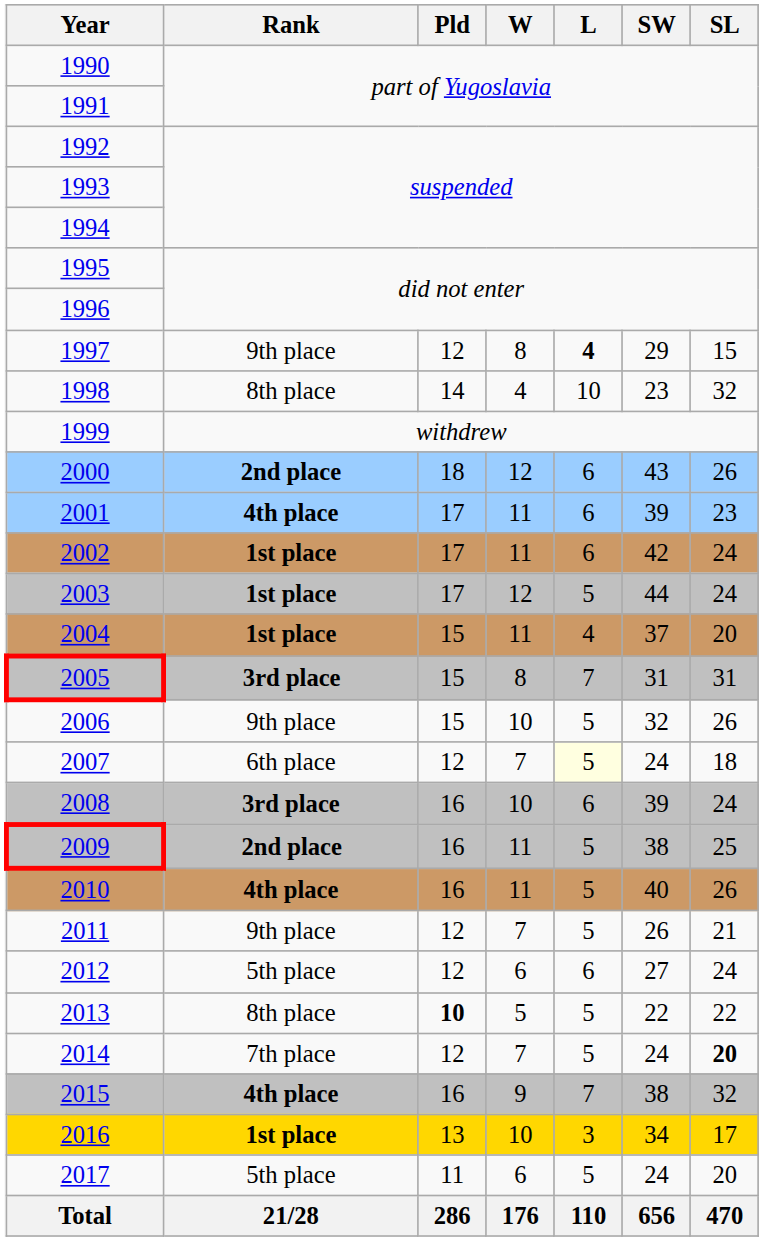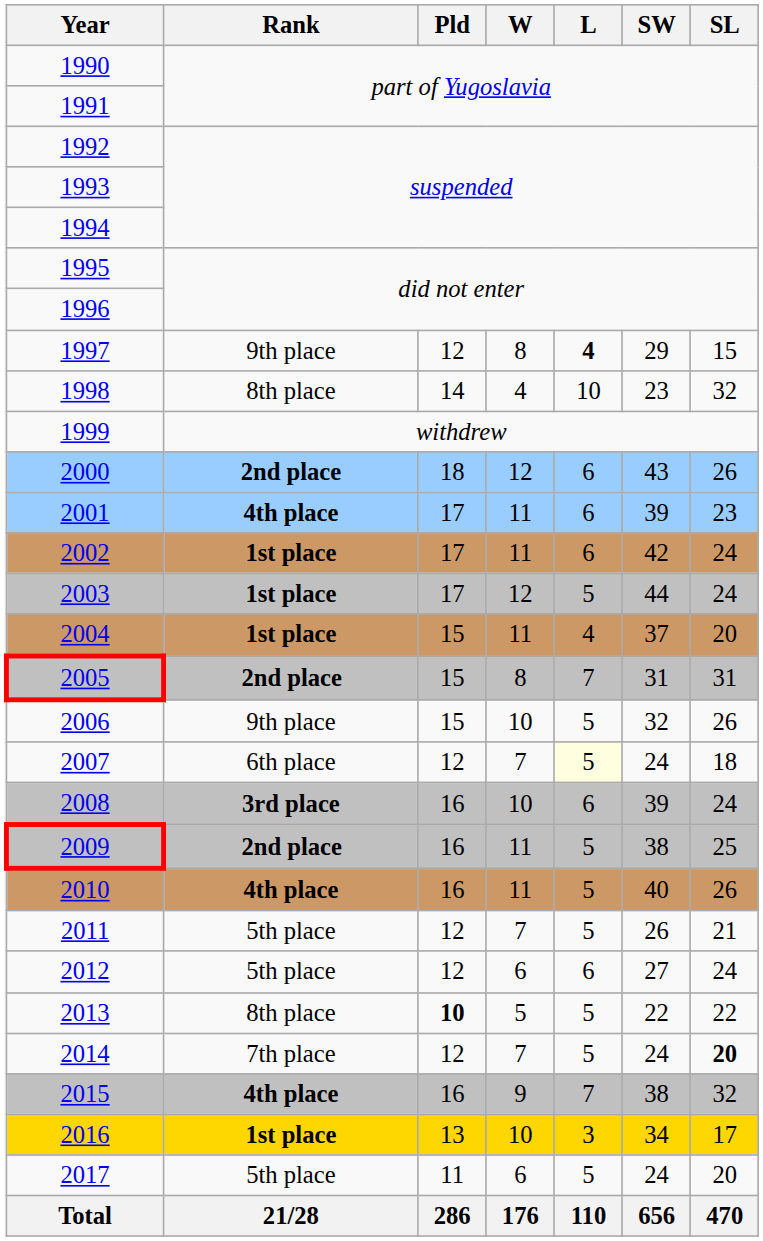(292, 677) 3rd place -> (292, 677) 2nd place
(291, 931) 9th place -> (291, 931) 5th place
